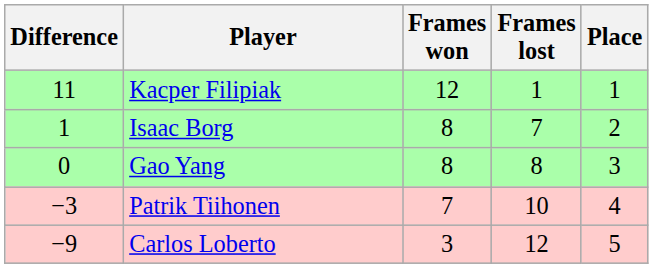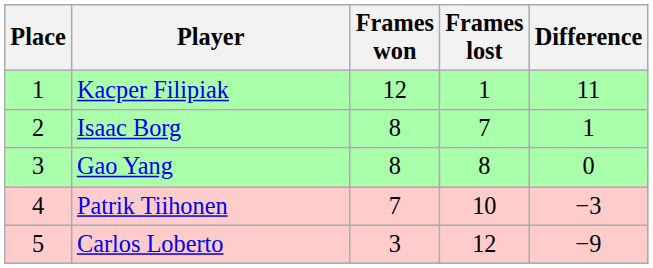columns swapped: (615, 37) <-> (64, 37)
